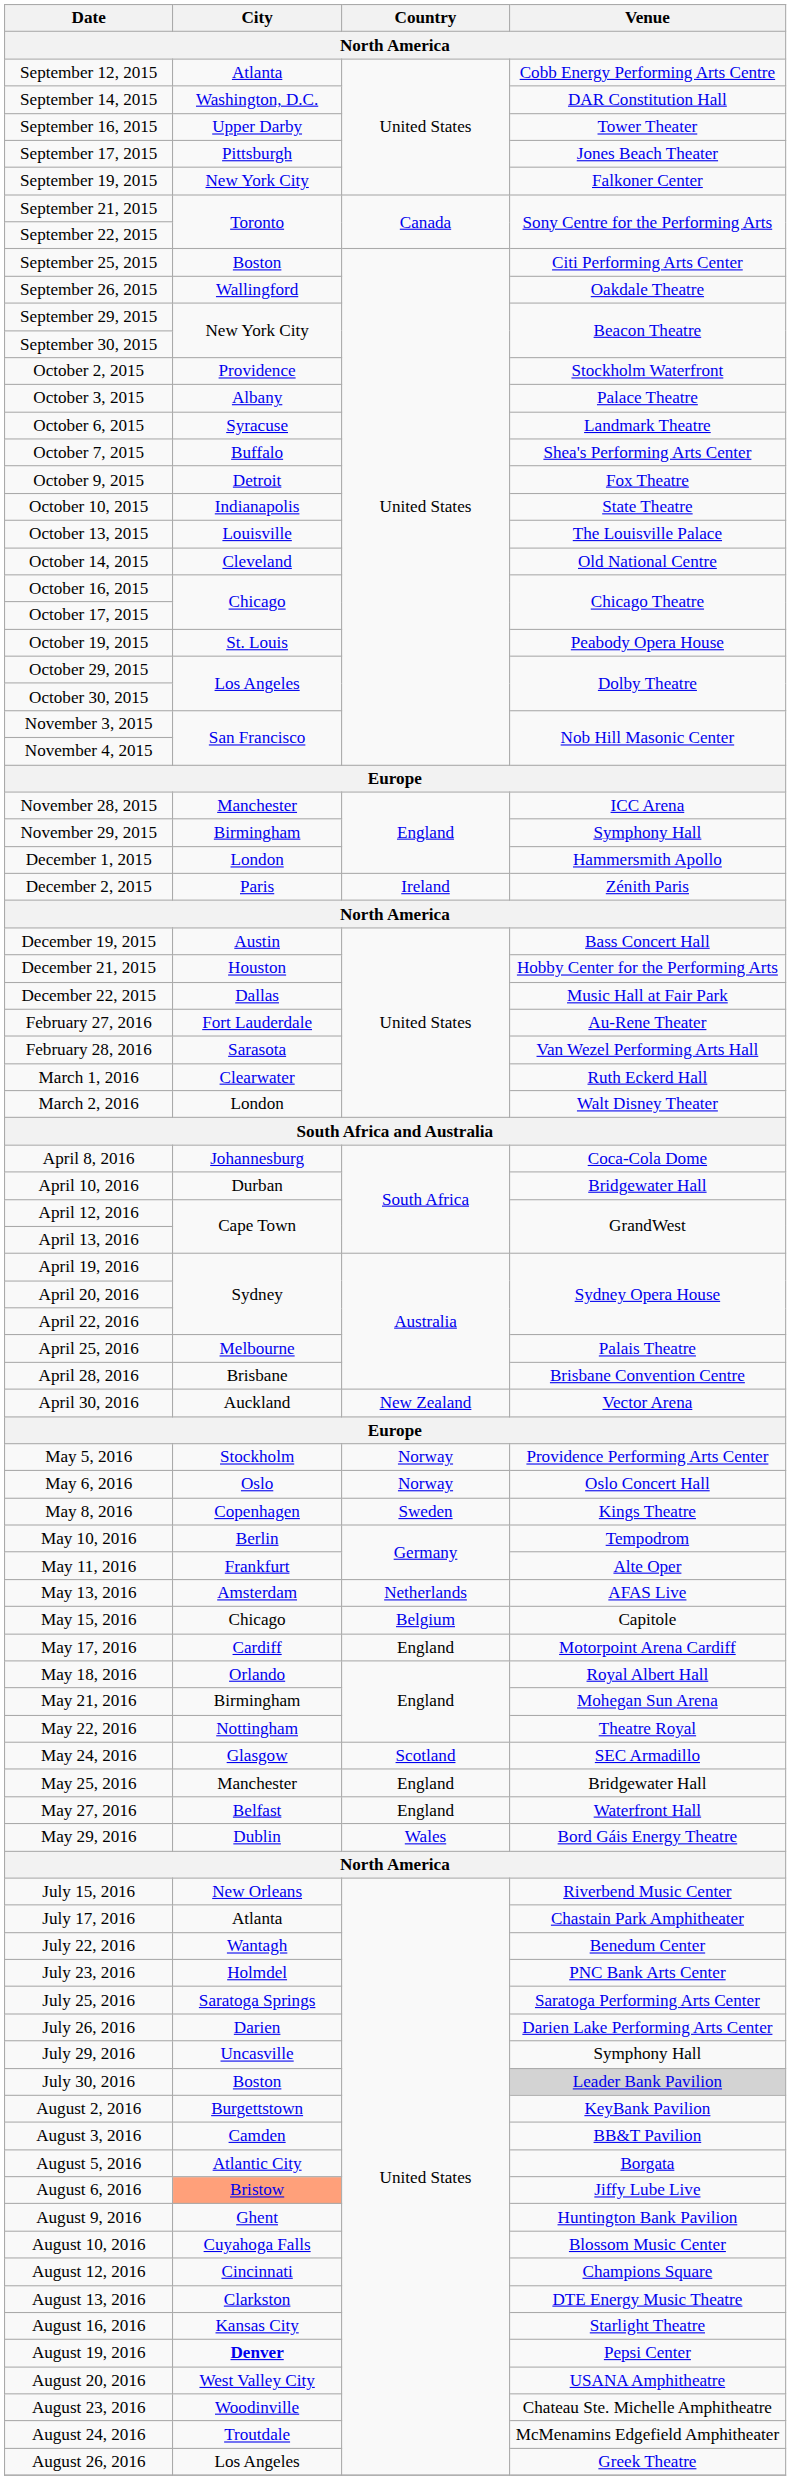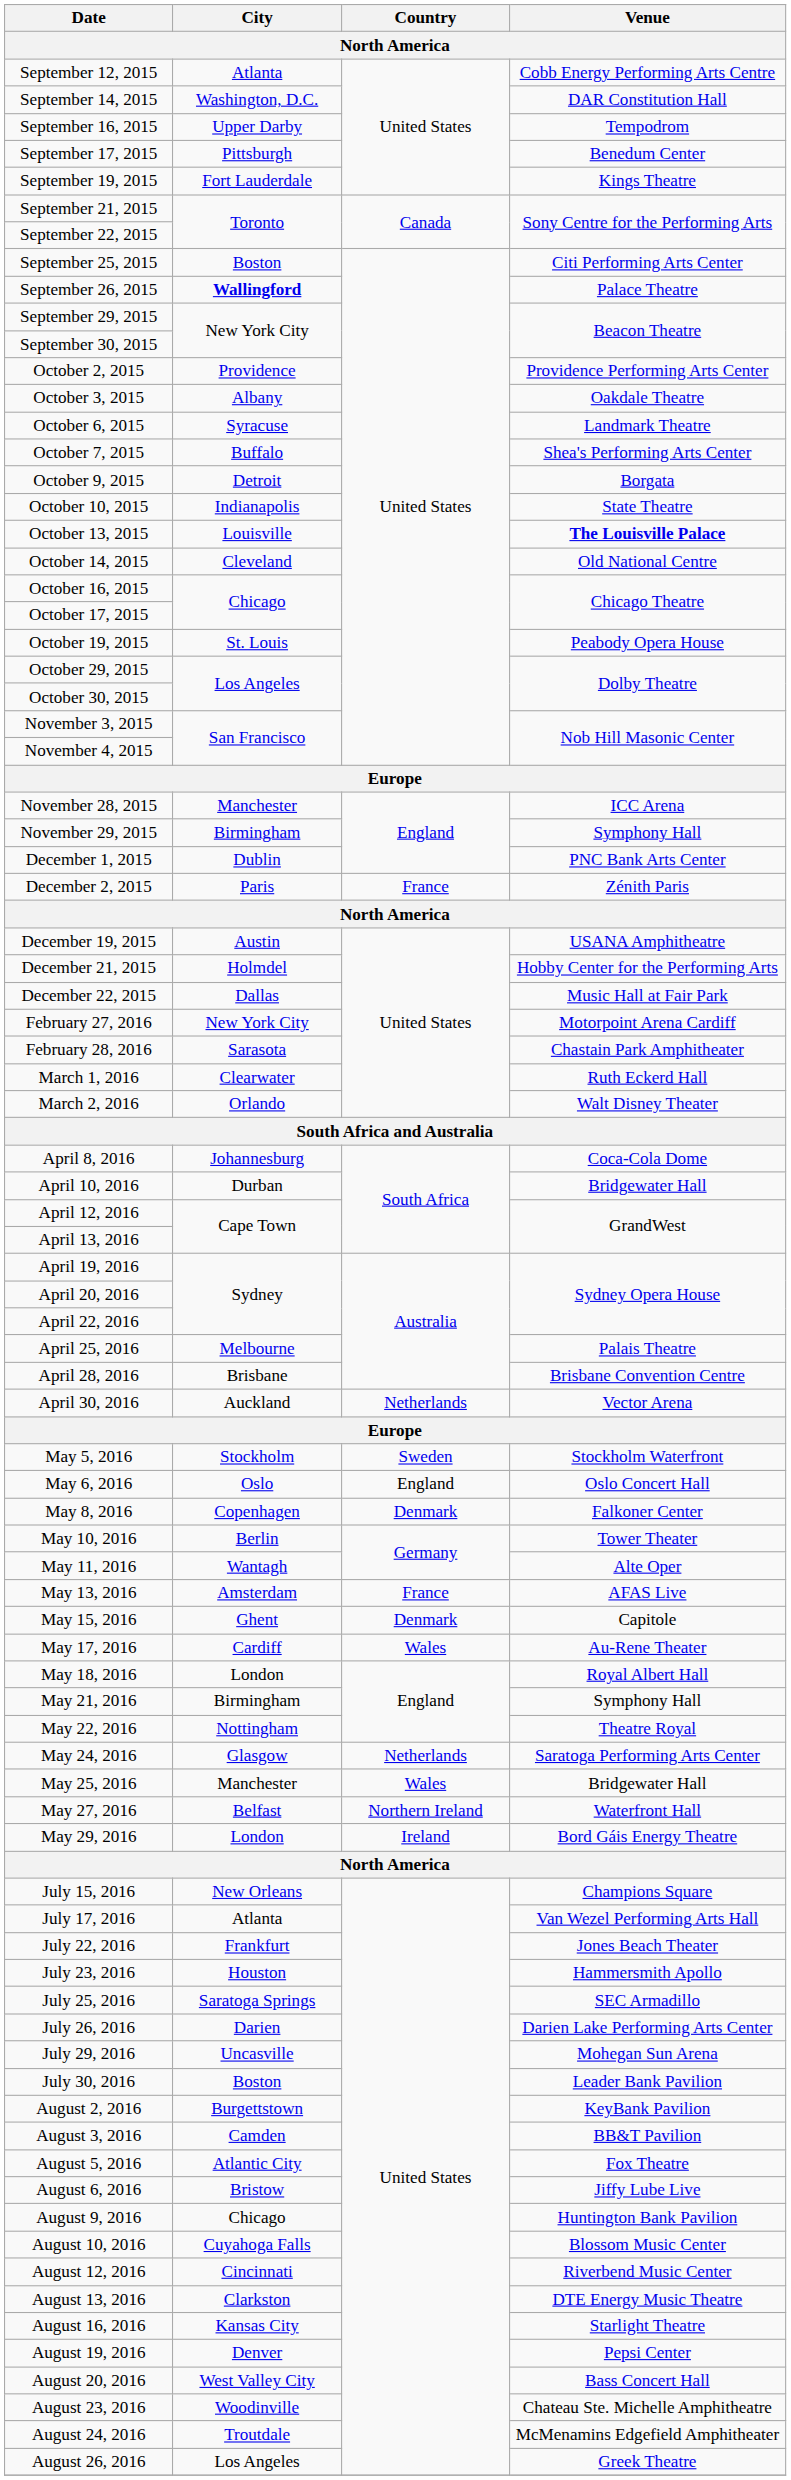(647, 126) Tower Theater -> (647, 126) Tempodrom
(647, 153) Jones Beach Theater -> (647, 153) Benedum Center
(257, 180) New York City -> (257, 180) Fort Lauderdale
(647, 180) Falkoner Center -> (647, 180) Kings Theatre
(257, 289) normal -> (257, 289) bold
(647, 289) Oakdale Theatre -> (647, 289) Palace Theatre
(647, 371) Stockholm Waterfront -> (647, 371) Providence Performing Arts Center
(647, 398) Palace Theatre -> (647, 398) Oakdale Theatre
(647, 479) Fox Theatre -> (647, 479) Borgata
(647, 533) normal -> (647, 533) bold
(257, 859) London -> (257, 859) Dublin
(647, 859) Hammersmith Apollo -> (647, 859) PNC Bank Arts Center
(426, 886) Ireland -> (426, 886) France
(647, 941) Bass Concert Hall -> (647, 941) USANA Amphitheatre
(257, 968) Houston -> (257, 968) Holmdel
(257, 1022) Fort Lauderdale -> (257, 1022) New York City
(647, 1022) Au-Rene Theater -> (647, 1022) Motorpoint Arena Cardiff
(647, 1049) Van Wezel Performing Arts Hall -> (647, 1049) Chastain Park Amphitheater
(257, 1104) London -> (257, 1104) Orlando
(426, 1402) New Zealand -> (426, 1402) Netherlands
(426, 1457) Norway -> (426, 1457) Sweden
(647, 1457) Providence Performing Arts Center -> (647, 1457) Stockholm Waterfront
(426, 1484) Norway -> (426, 1484) England
(426, 1511) Sweden -> (426, 1511) Denmark
(647, 1511) Kings Theatre -> (647, 1511) Falkoner Center
(647, 1538) Tempodrom -> (647, 1538) Tower Theater
(257, 1565) Frankfurt -> (257, 1565) Wantagh
(426, 1592) Netherlands -> (426, 1592) France
(257, 1619) Chicago -> (257, 1619) Ghent
(426, 1619) Belgium -> (426, 1619) Denmark
(426, 1647) England -> (426, 1647) Wales
(647, 1647) Motorpoint Arena Cardiff -> (647, 1647) Au-Rene Theater
(257, 1674) Orlando -> (257, 1674) London
(647, 1701) Mohegan Sun Arena -> (647, 1701) Symphony Hall
(426, 1755) Scotland -> (426, 1755) Netherlands
(647, 1755) SEC Armadillo -> (647, 1755) Saratoga Performing Arts Center
(426, 1782) England -> (426, 1782) Wales
(426, 1810) England -> (426, 1810) Northern Ireland
(257, 1837) Dublin -> (257, 1837) London
(426, 1837) Wales -> (426, 1837) Ireland
(647, 1891) Riverbend Music Center -> (647, 1891) Champions Square
(647, 1918) Chastain Park Amphitheater -> (647, 1918) Van Wezel Performing Arts Hall
(257, 1945) Wantagh -> (257, 1945) Frankfurt
(647, 1945) Benedum Center -> (647, 1945) Jones Beach Theater
(257, 1972) Holmdel -> (257, 1972) Houston
(647, 1972) PNC Bank Arts Center -> (647, 1972) Hammersmith Apollo
(647, 2000) Saratoga Performing Arts Center -> (647, 2000) SEC Armadillo
(647, 2054) Symphony Hall -> (647, 2054) Mohegan Sun Arena
(647, 2081) lightgrey background -> (647, 2081) no background
(647, 2163) Borgata -> (647, 2163) Fox Theatre
(257, 2190) lightsalmon background -> (257, 2190) no background
(257, 2217) Ghent -> (257, 2217) Chicago
(647, 2271) Champions Square -> (647, 2271) Riverbend Music Center
(257, 2353) bold -> (257, 2353) normal
(647, 2380) USANA Amphitheatre -> (647, 2380) Bass Concert Hall
